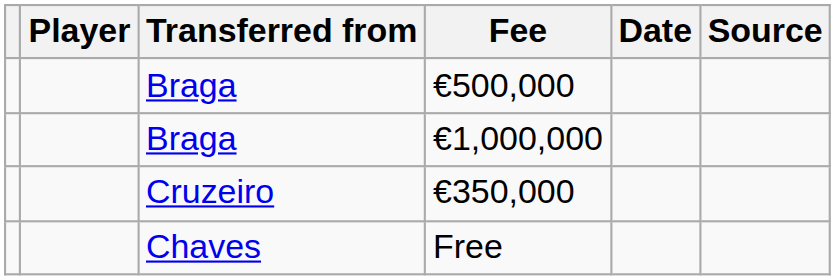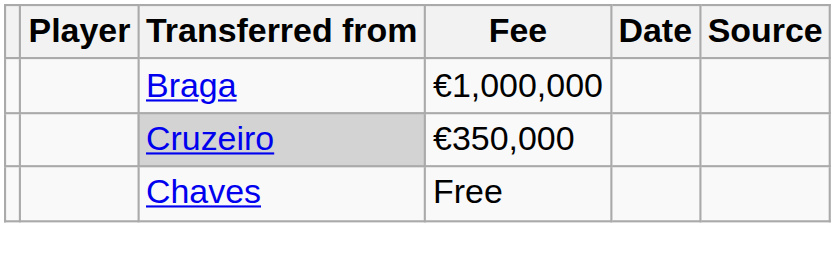- row: (504, 85)
(210, 192) no background -> (210, 138) lightgrey background
